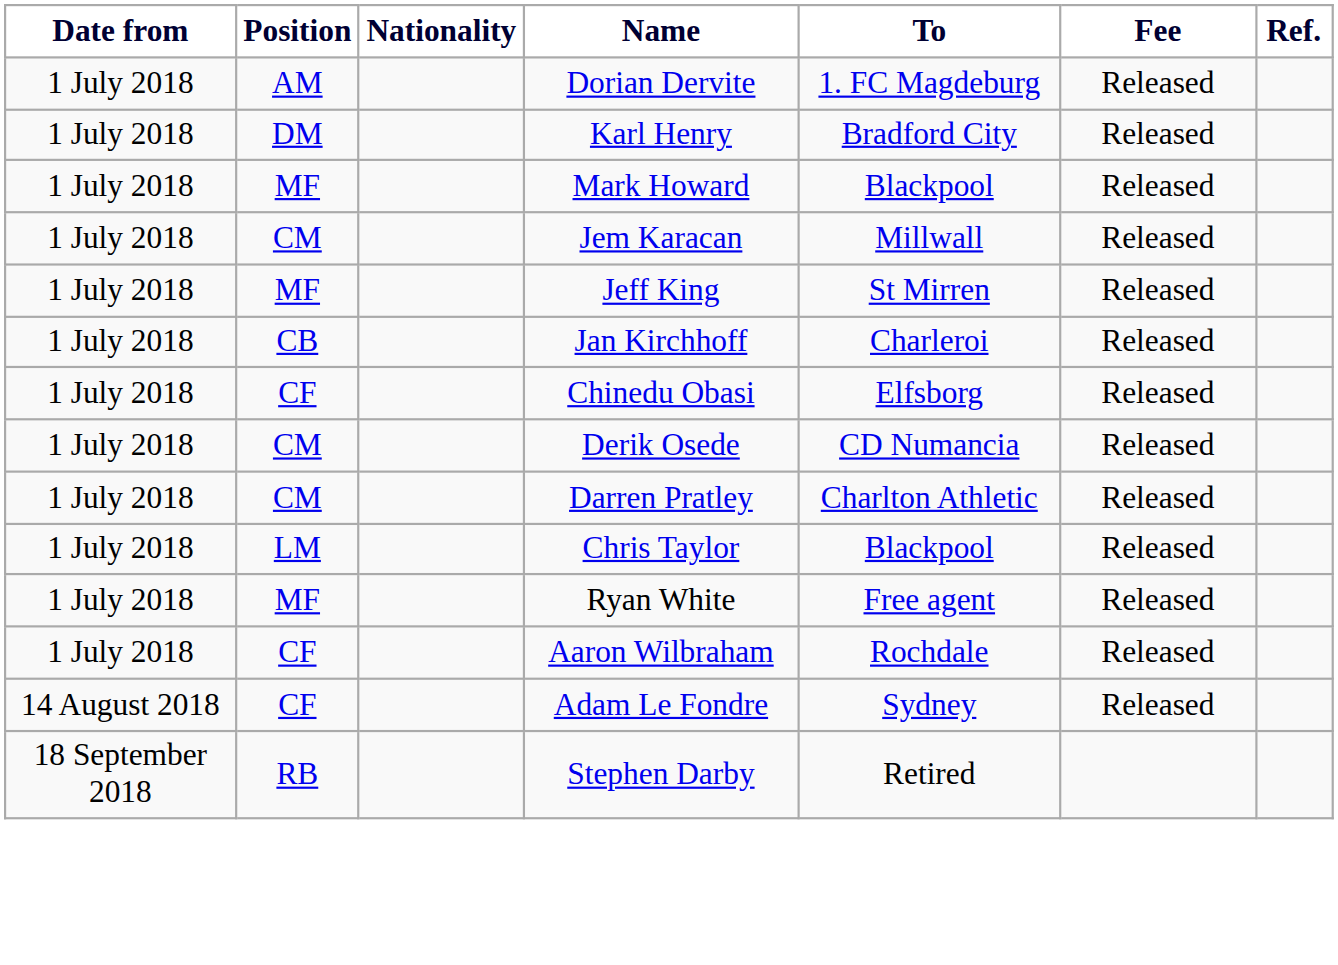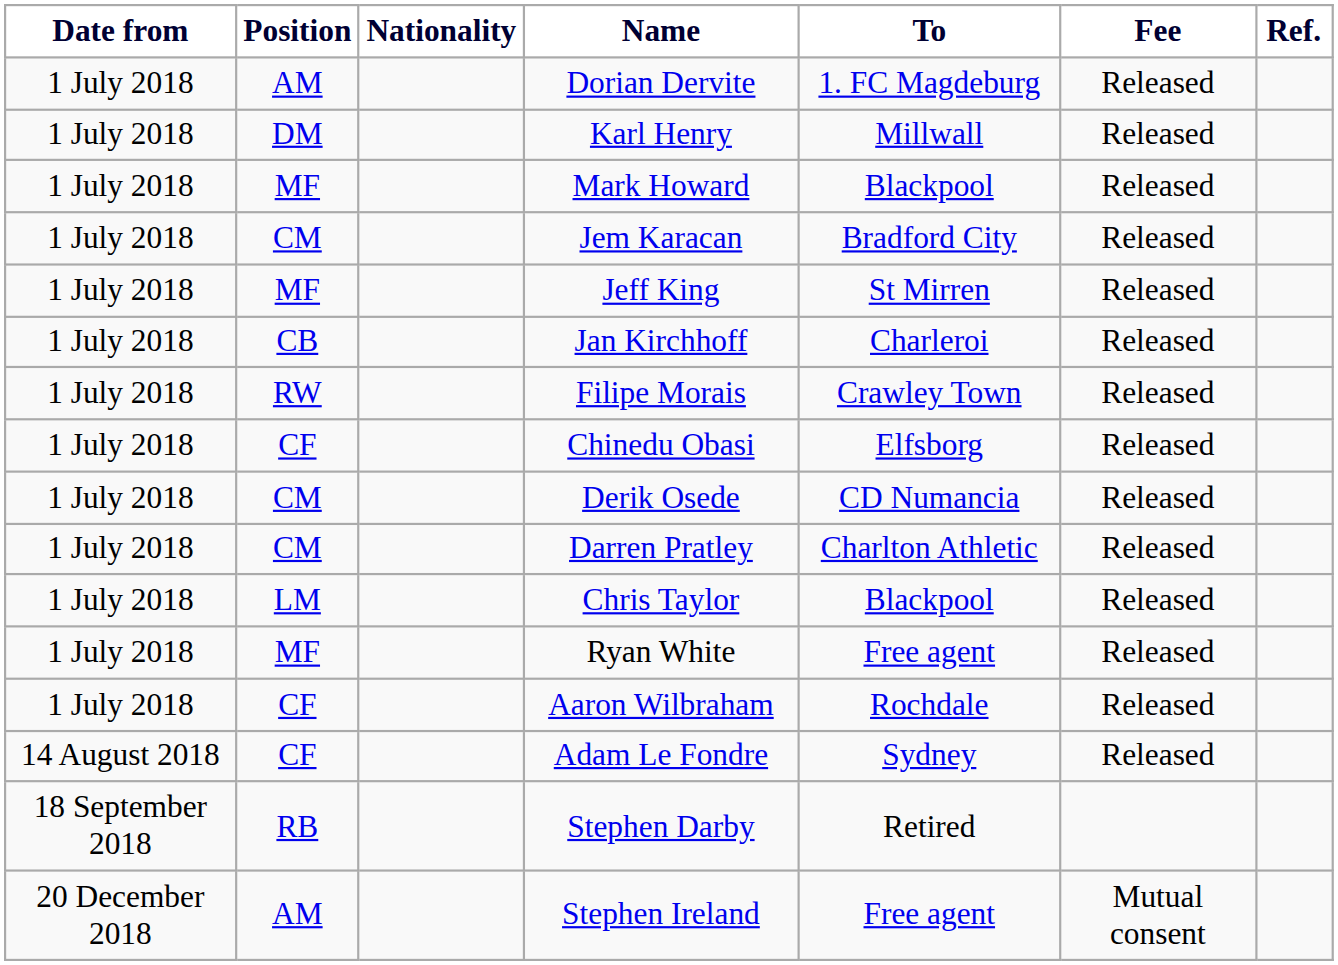(929, 134) Bradford City -> (929, 134) Millwall
(929, 237) Millwall -> (929, 237) Bradford City
+ row: (661, 393)
+ row: (661, 914)
